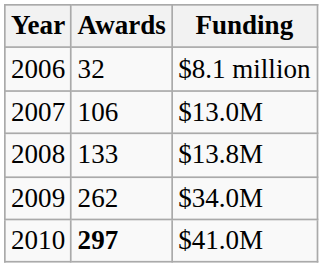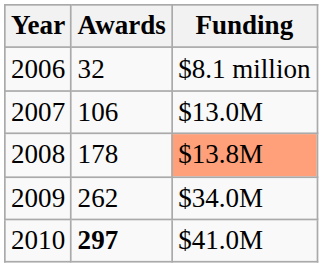(98, 154) 133 -> (98, 154) 178
(221, 154) no background -> (221, 154) lightsalmon background
